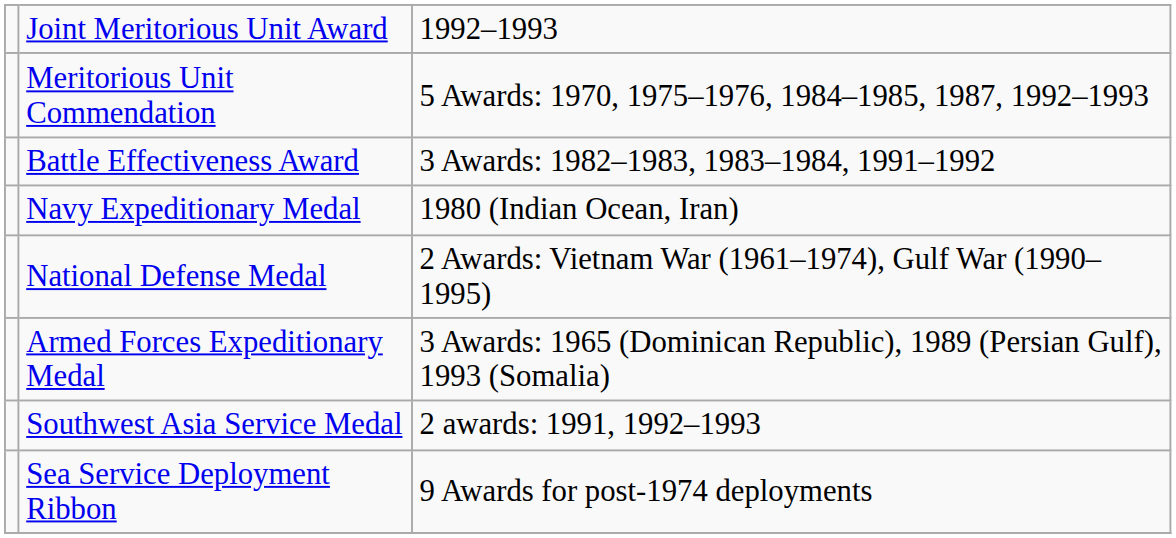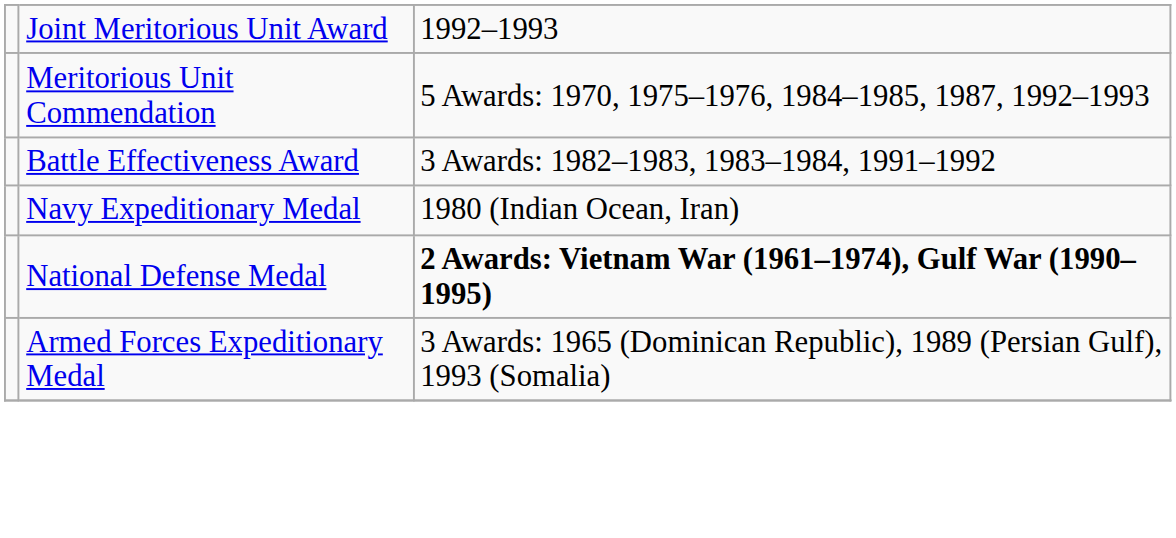(760, 275) normal -> (778, 275) bold
- row: (214, 424)
- row: (178, 490)
